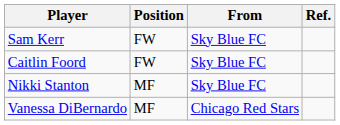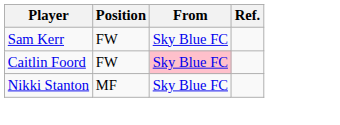(228, 62) no background -> (190, 62) pink background
- row: (67, 108)
